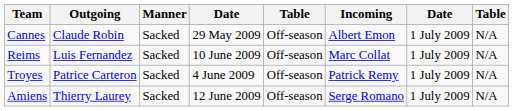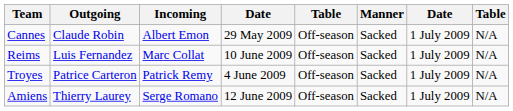columns swapped: (165, 14) <-> (366, 14)
